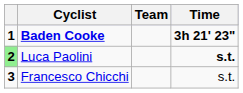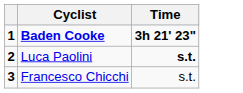- column: (151, 14)
(11, 56) lightgreen background -> (11, 56) no background
